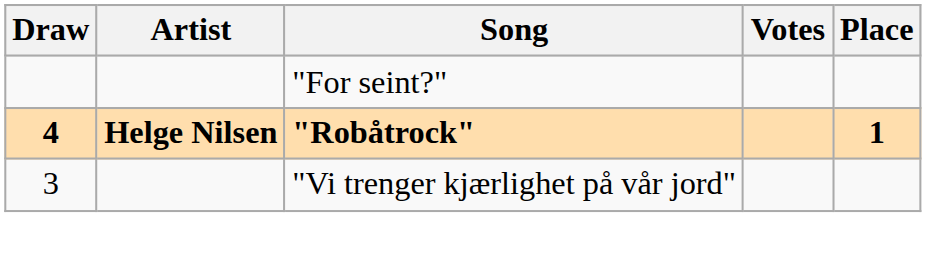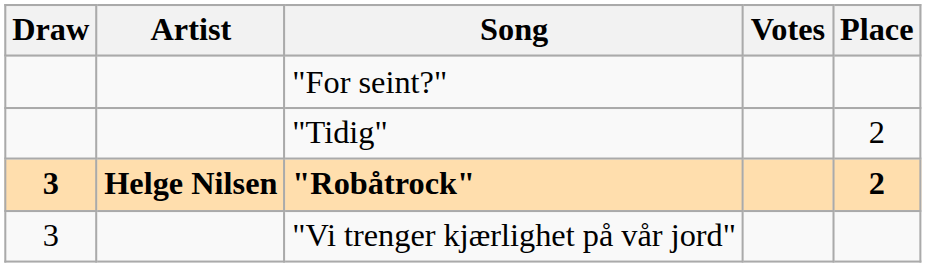+ row: (340, 132)
(51, 132) 4 -> (51, 183) 3
(877, 132) 1 -> (877, 183) 2
